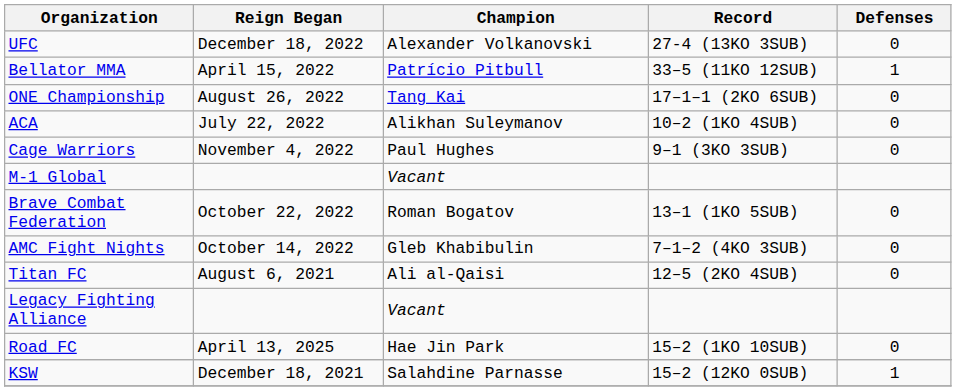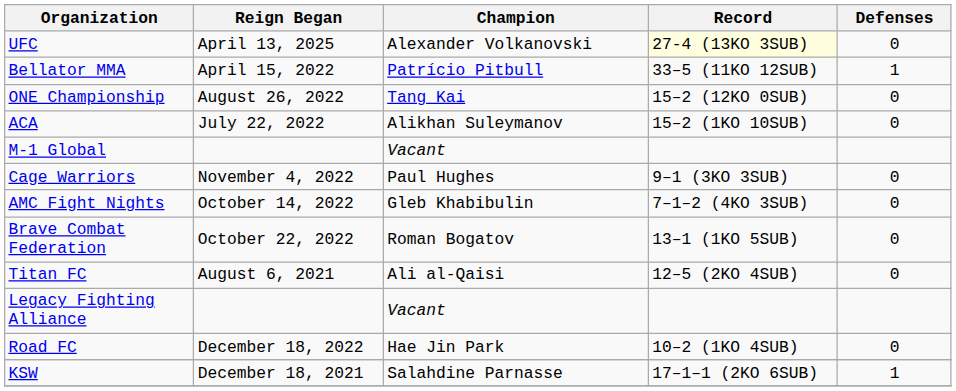(281, 44) December 18, 2022 -> (266, 44) April 13, 2025
(730, 44) no background -> (730, 44) lightyellow background
(735, 97) 17–1–1 (2KO 6SUB) -> (730, 97) 15–2 (12KO 0SUB)
(725, 124) 10–2 (1KO 4SUB) -> (730, 124) 15–2 (1KO 10SUB)
rows swapped: (72, 150) <-> (57, 177)
rows swapped: (87, 248) <-> (67, 213)
(266, 347) April 13, 2025 -> (281, 347) December 18, 2022
(730, 347) 15–2 (1KO 10SUB) -> (725, 347) 10–2 (1KO 4SUB)
(730, 373) 15–2 (12KO 0SUB) -> (735, 373) 17–1–1 (2KO 6SUB)
